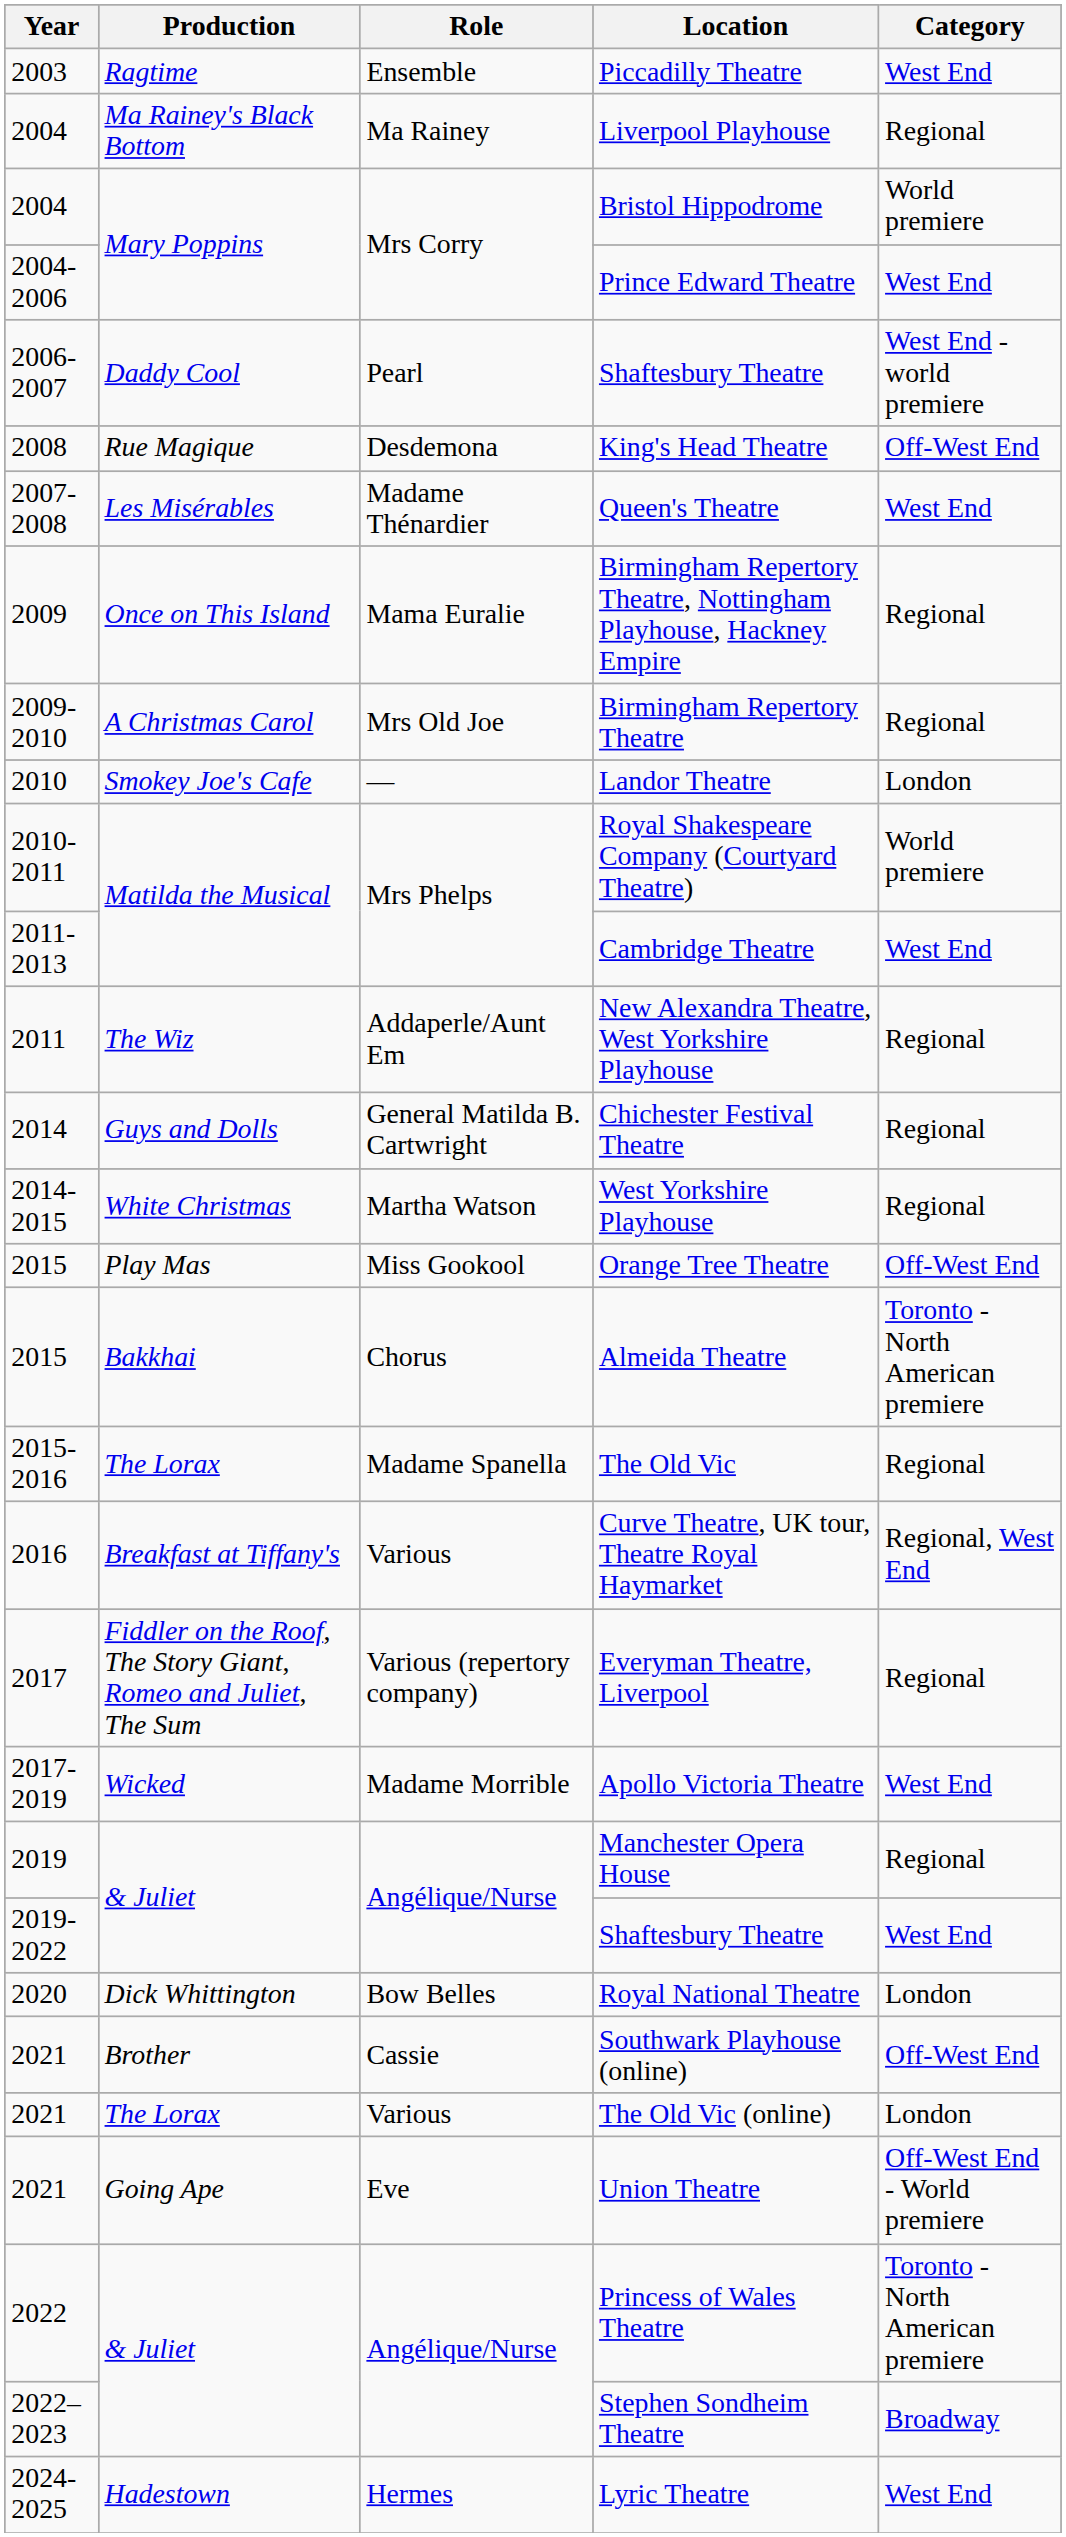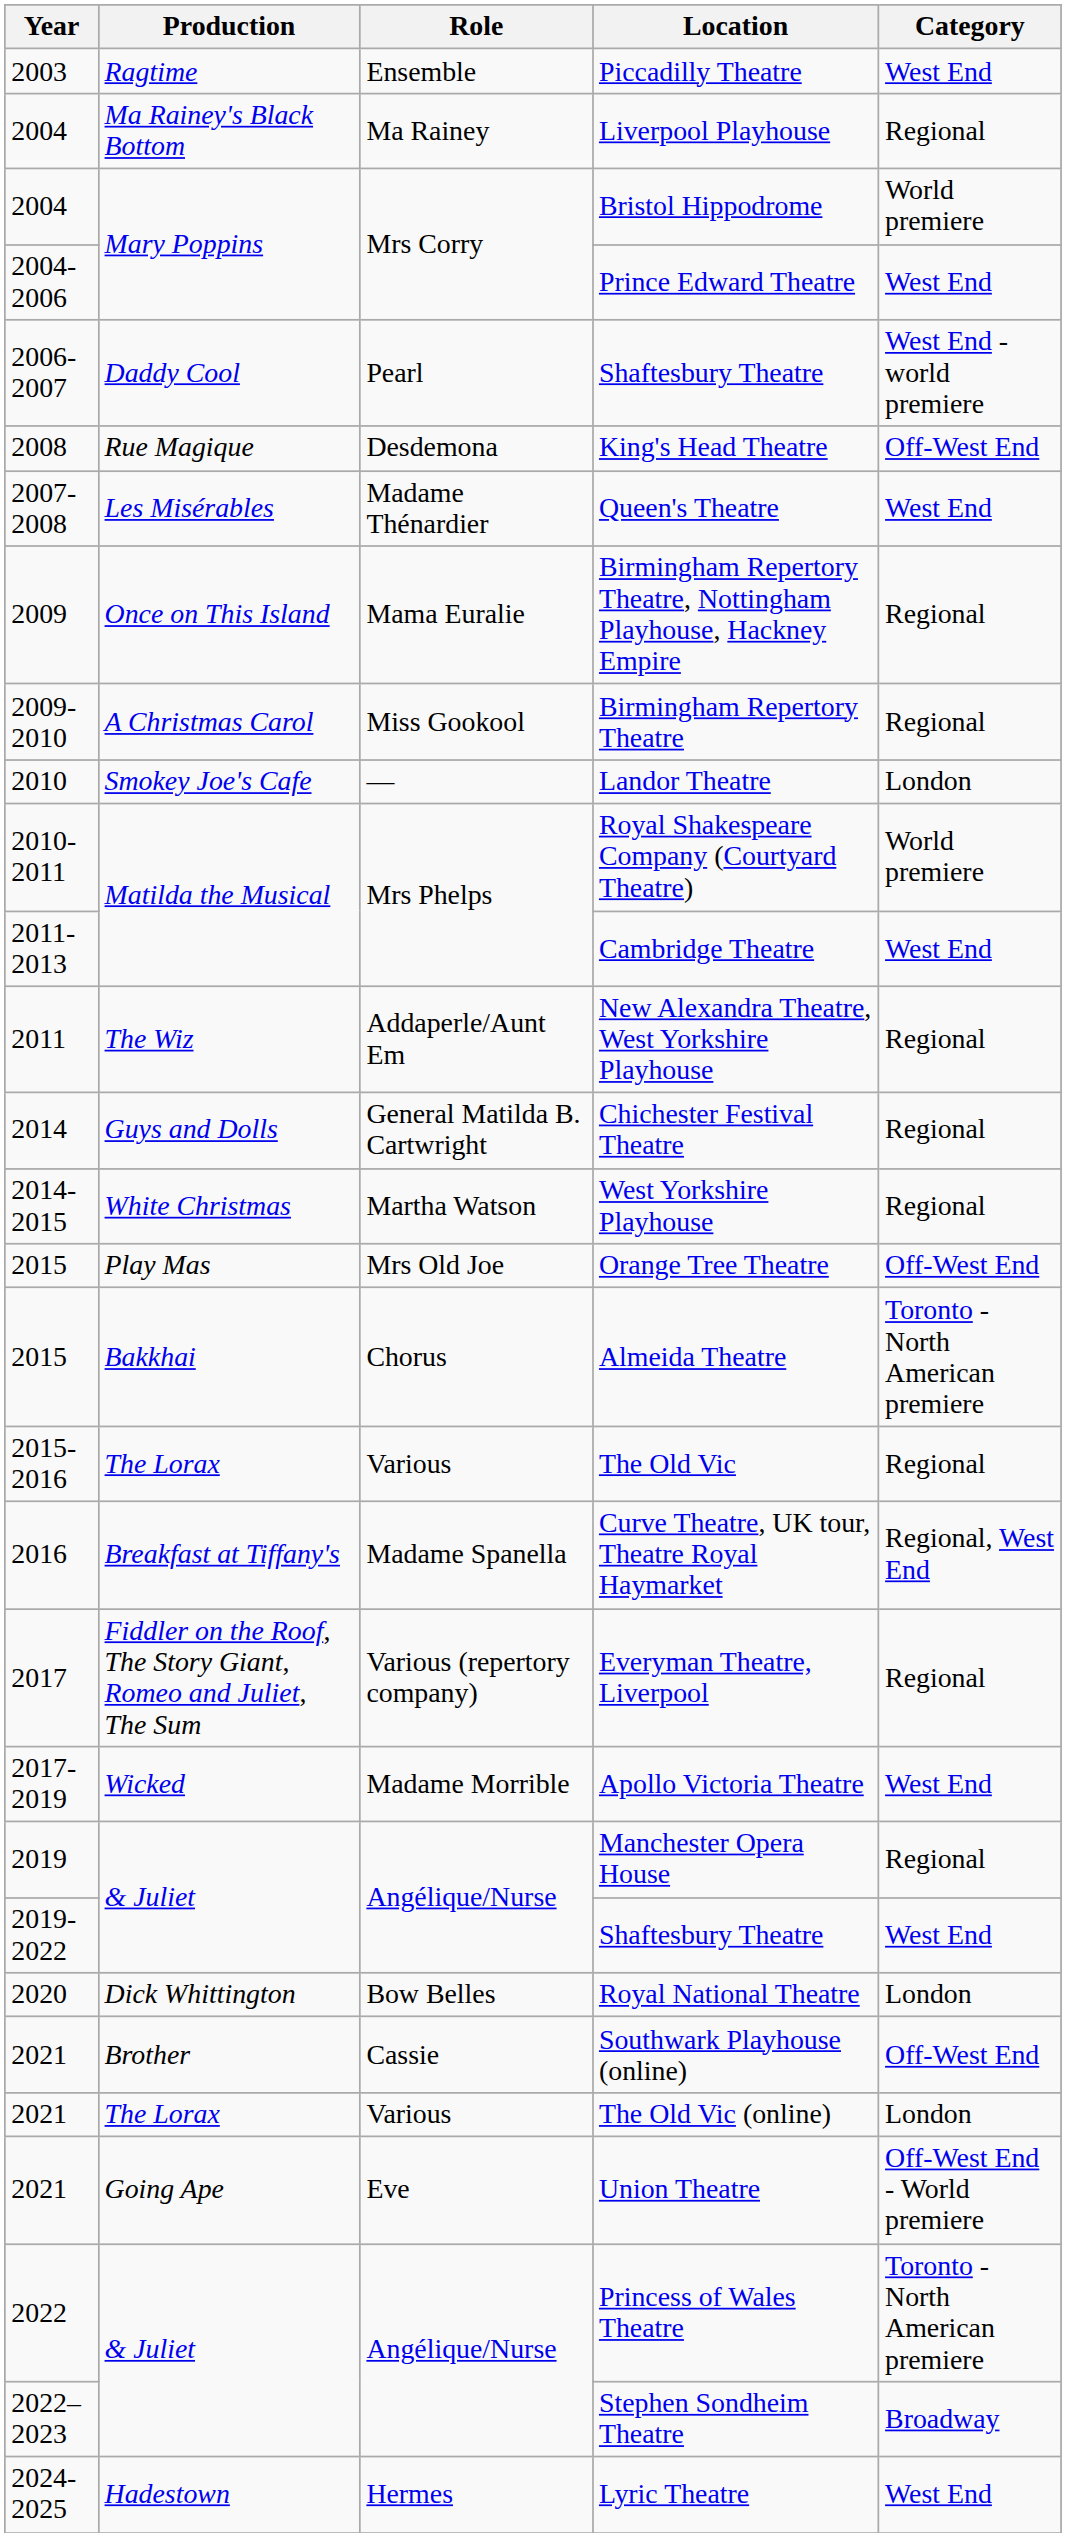(435, 721) Mrs Old Joe -> (446, 721) Miss Gookool
(446, 1265) Miss Gookool -> (435, 1265) Mrs Old Joe
(467, 1463) Madame Spanella -> (409, 1463) Various
(409, 1554) Various -> (467, 1554) Madame Spanella
